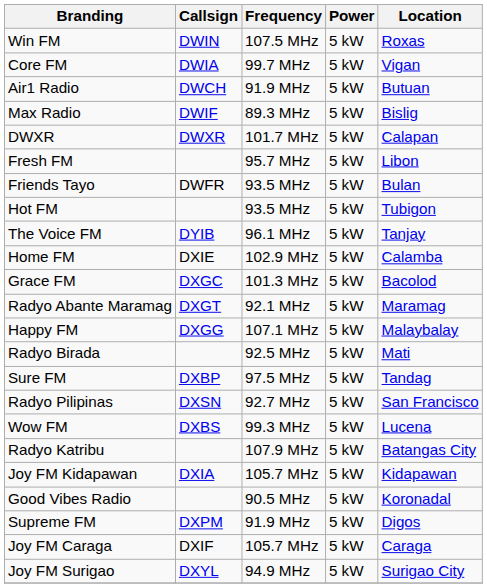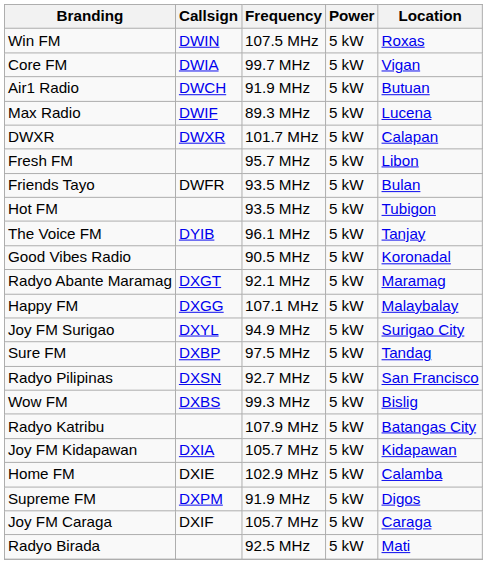(400, 112) Bislig -> (406, 112) Lucena
rows swapped: (41, 257) <-> (70, 498)
- row: (42, 281)
rows swapped: (61, 570) <-> (54, 354)
(406, 426) Lucena -> (400, 402) Bislig
